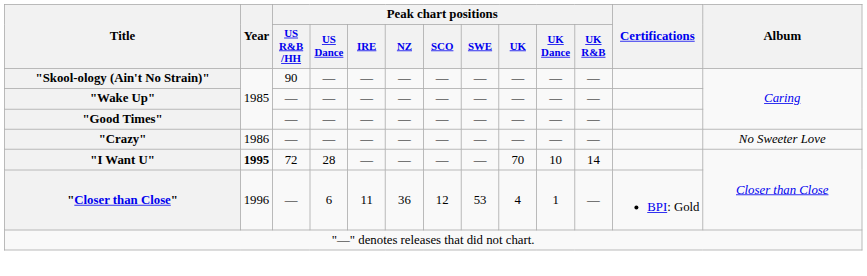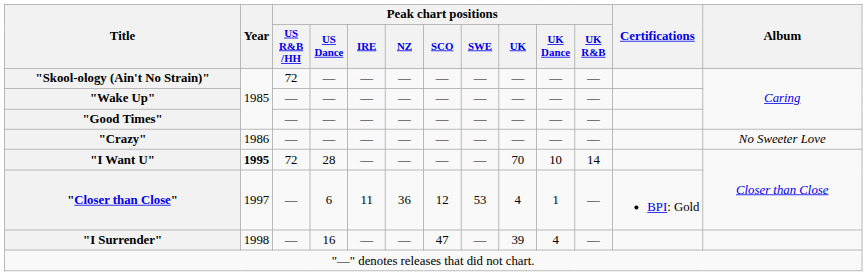(291, 78) 90 -> (291, 78) 72
(256, 200) 1996 -> (256, 200) 1997
+ row: (123, 240)
